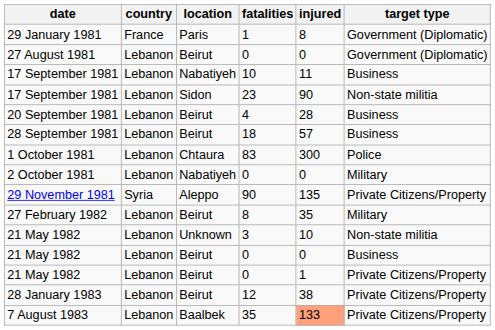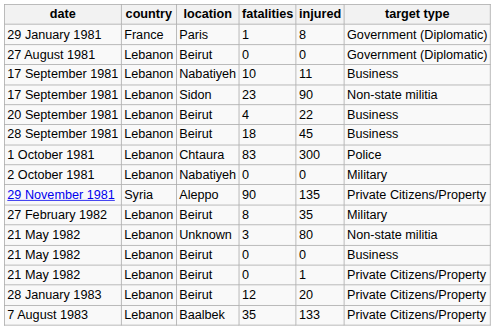(306, 114) 28 -> (306, 114) 22
(306, 134) 57 -> (306, 134) 45
(306, 235) 10 -> (306, 235) 80
(306, 295) 38 -> (306, 295) 20
(310, 315) lightsalmon background -> (310, 315) no background
